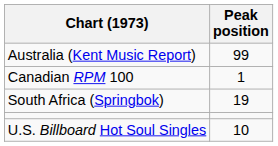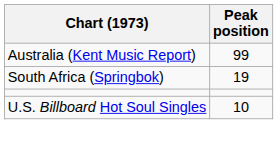- row: (71, 77)
